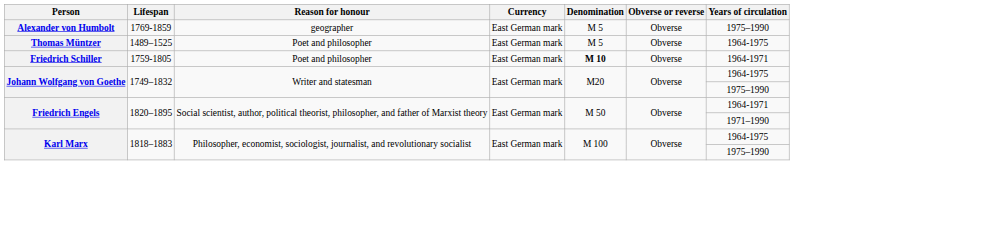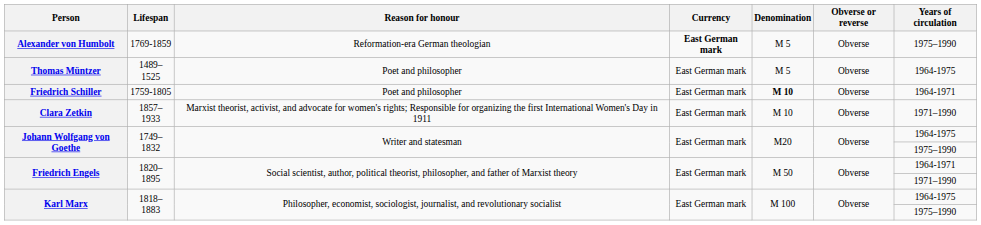(332, 27) geographer -> (422, 44) Reformation-era German theologian
(527, 27) normal -> (711, 44) bold
+ row: (66, 113)
